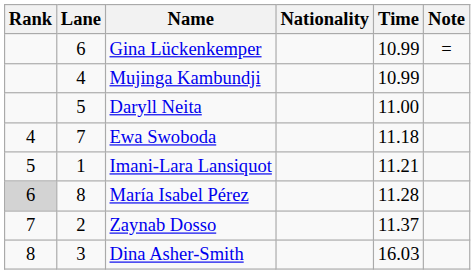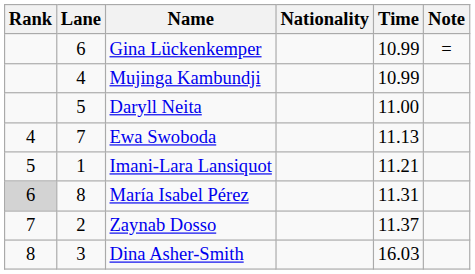(399, 136) 11.18 -> (399, 136) 11.13
(399, 195) 11.28 -> (399, 195) 11.31
